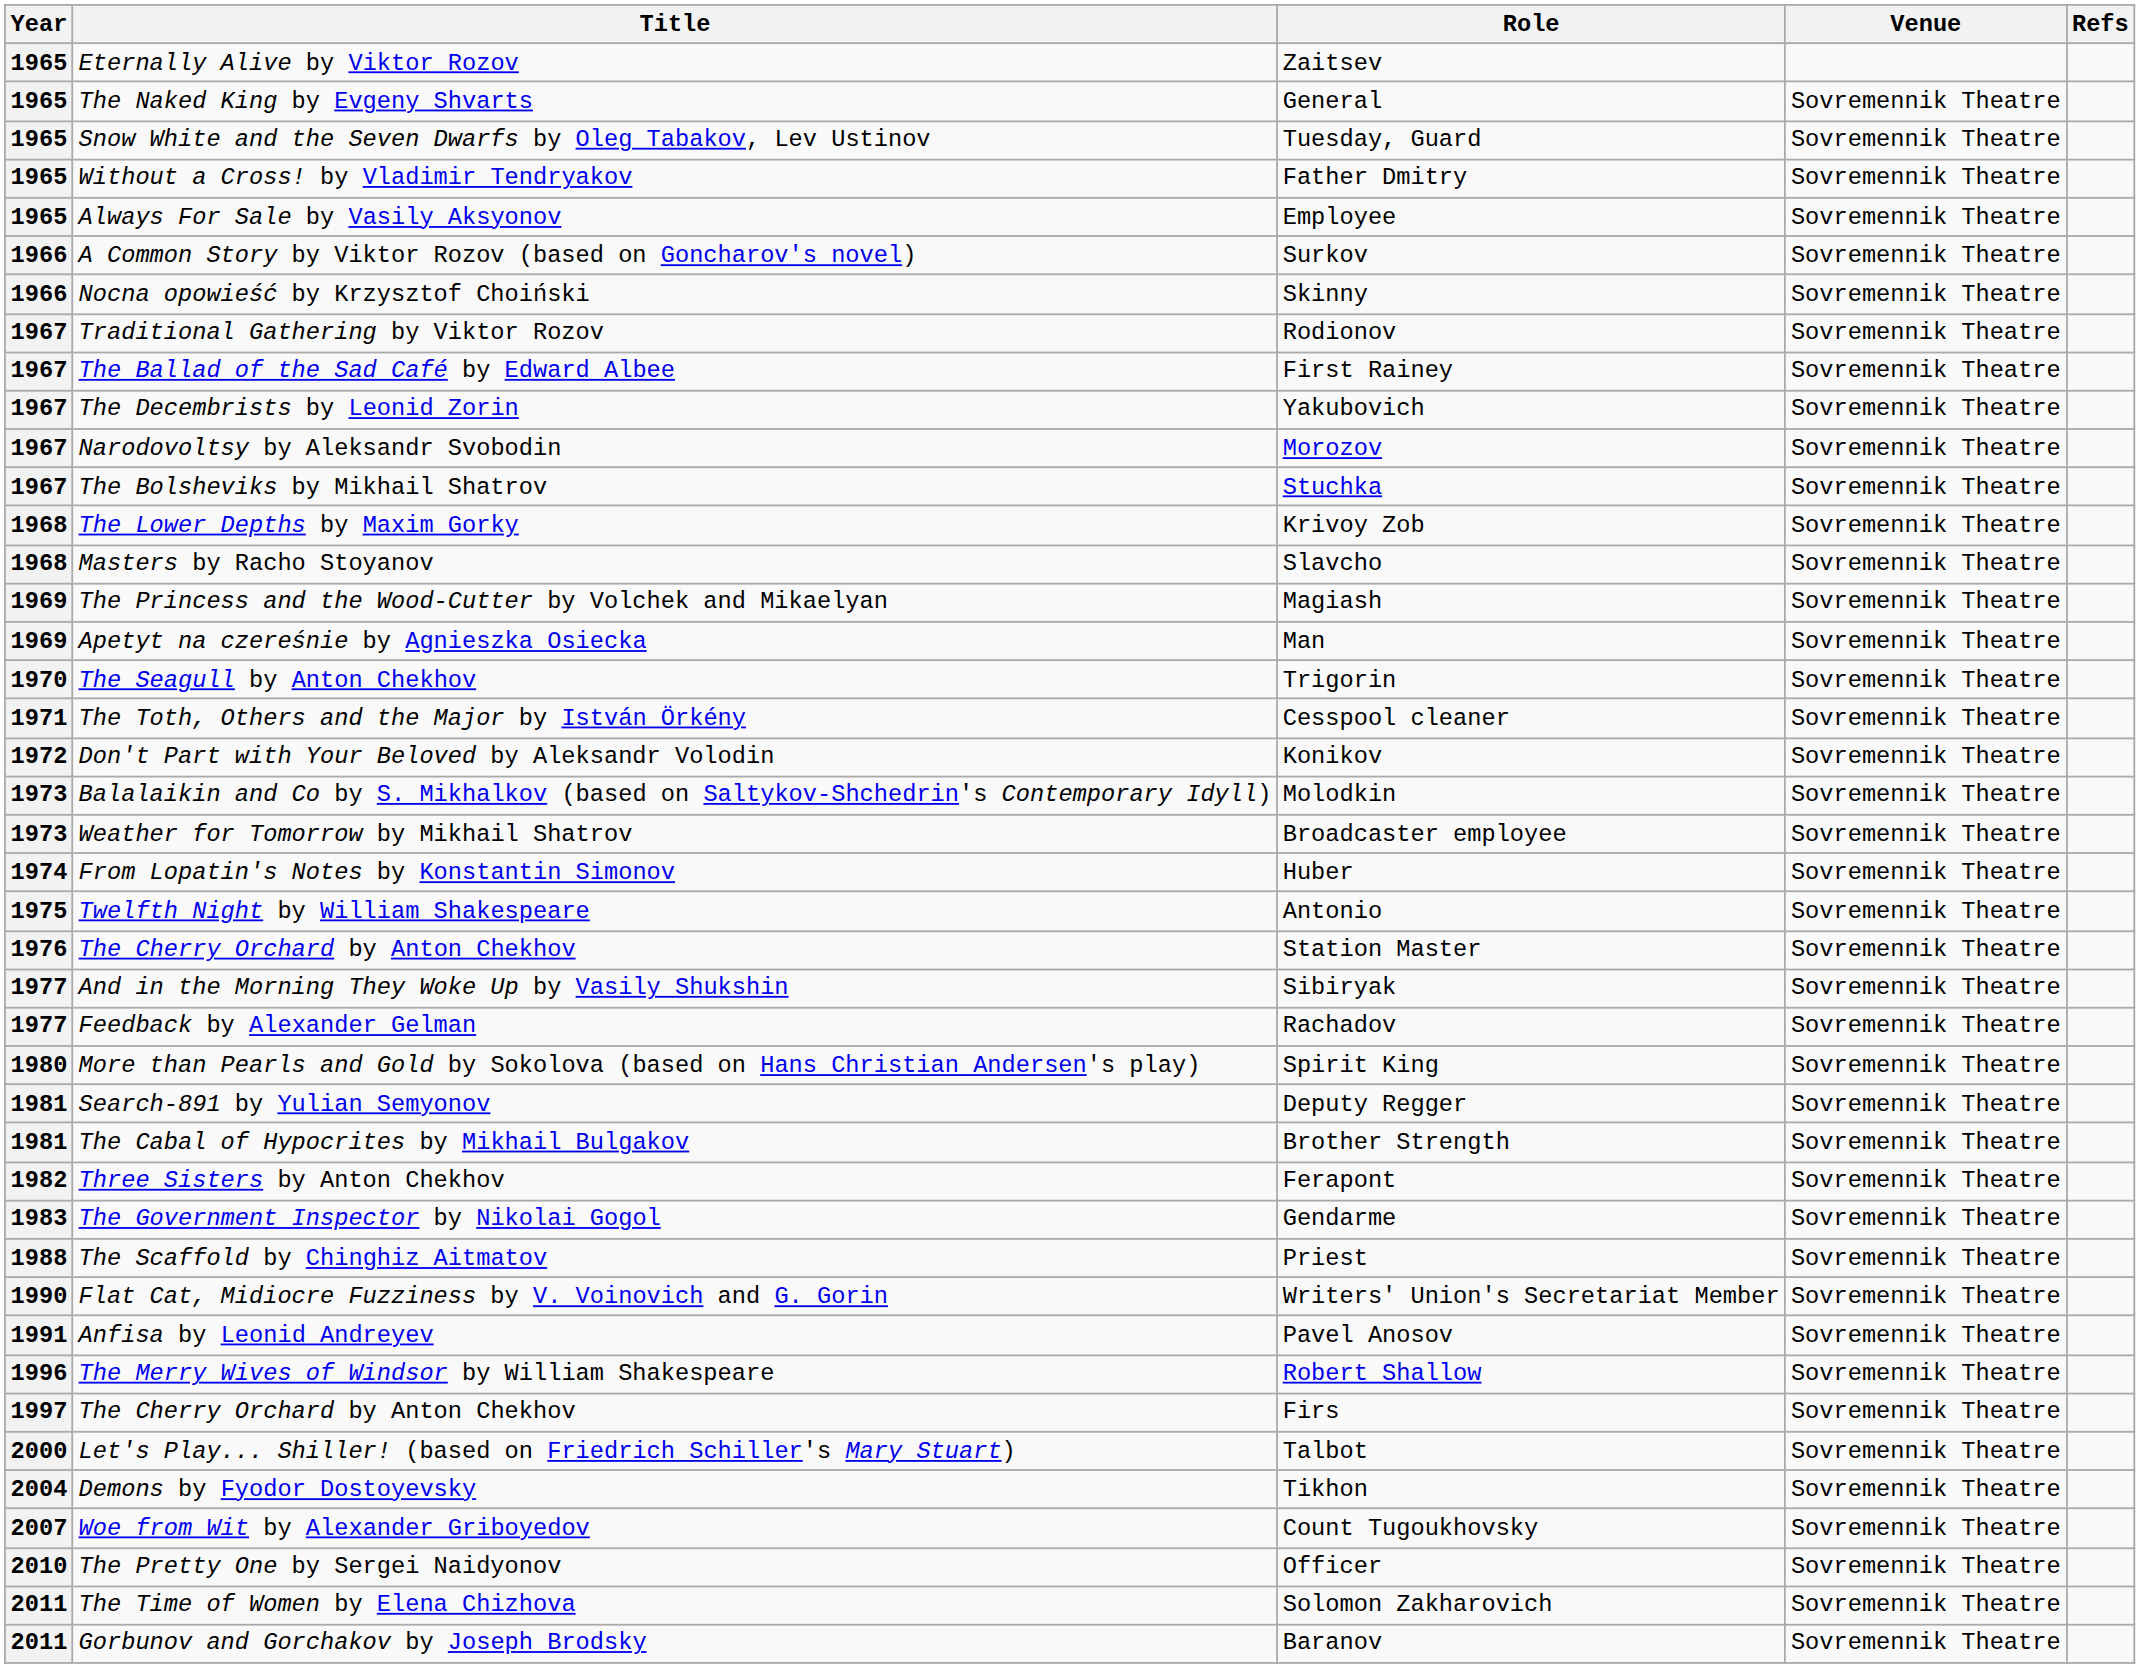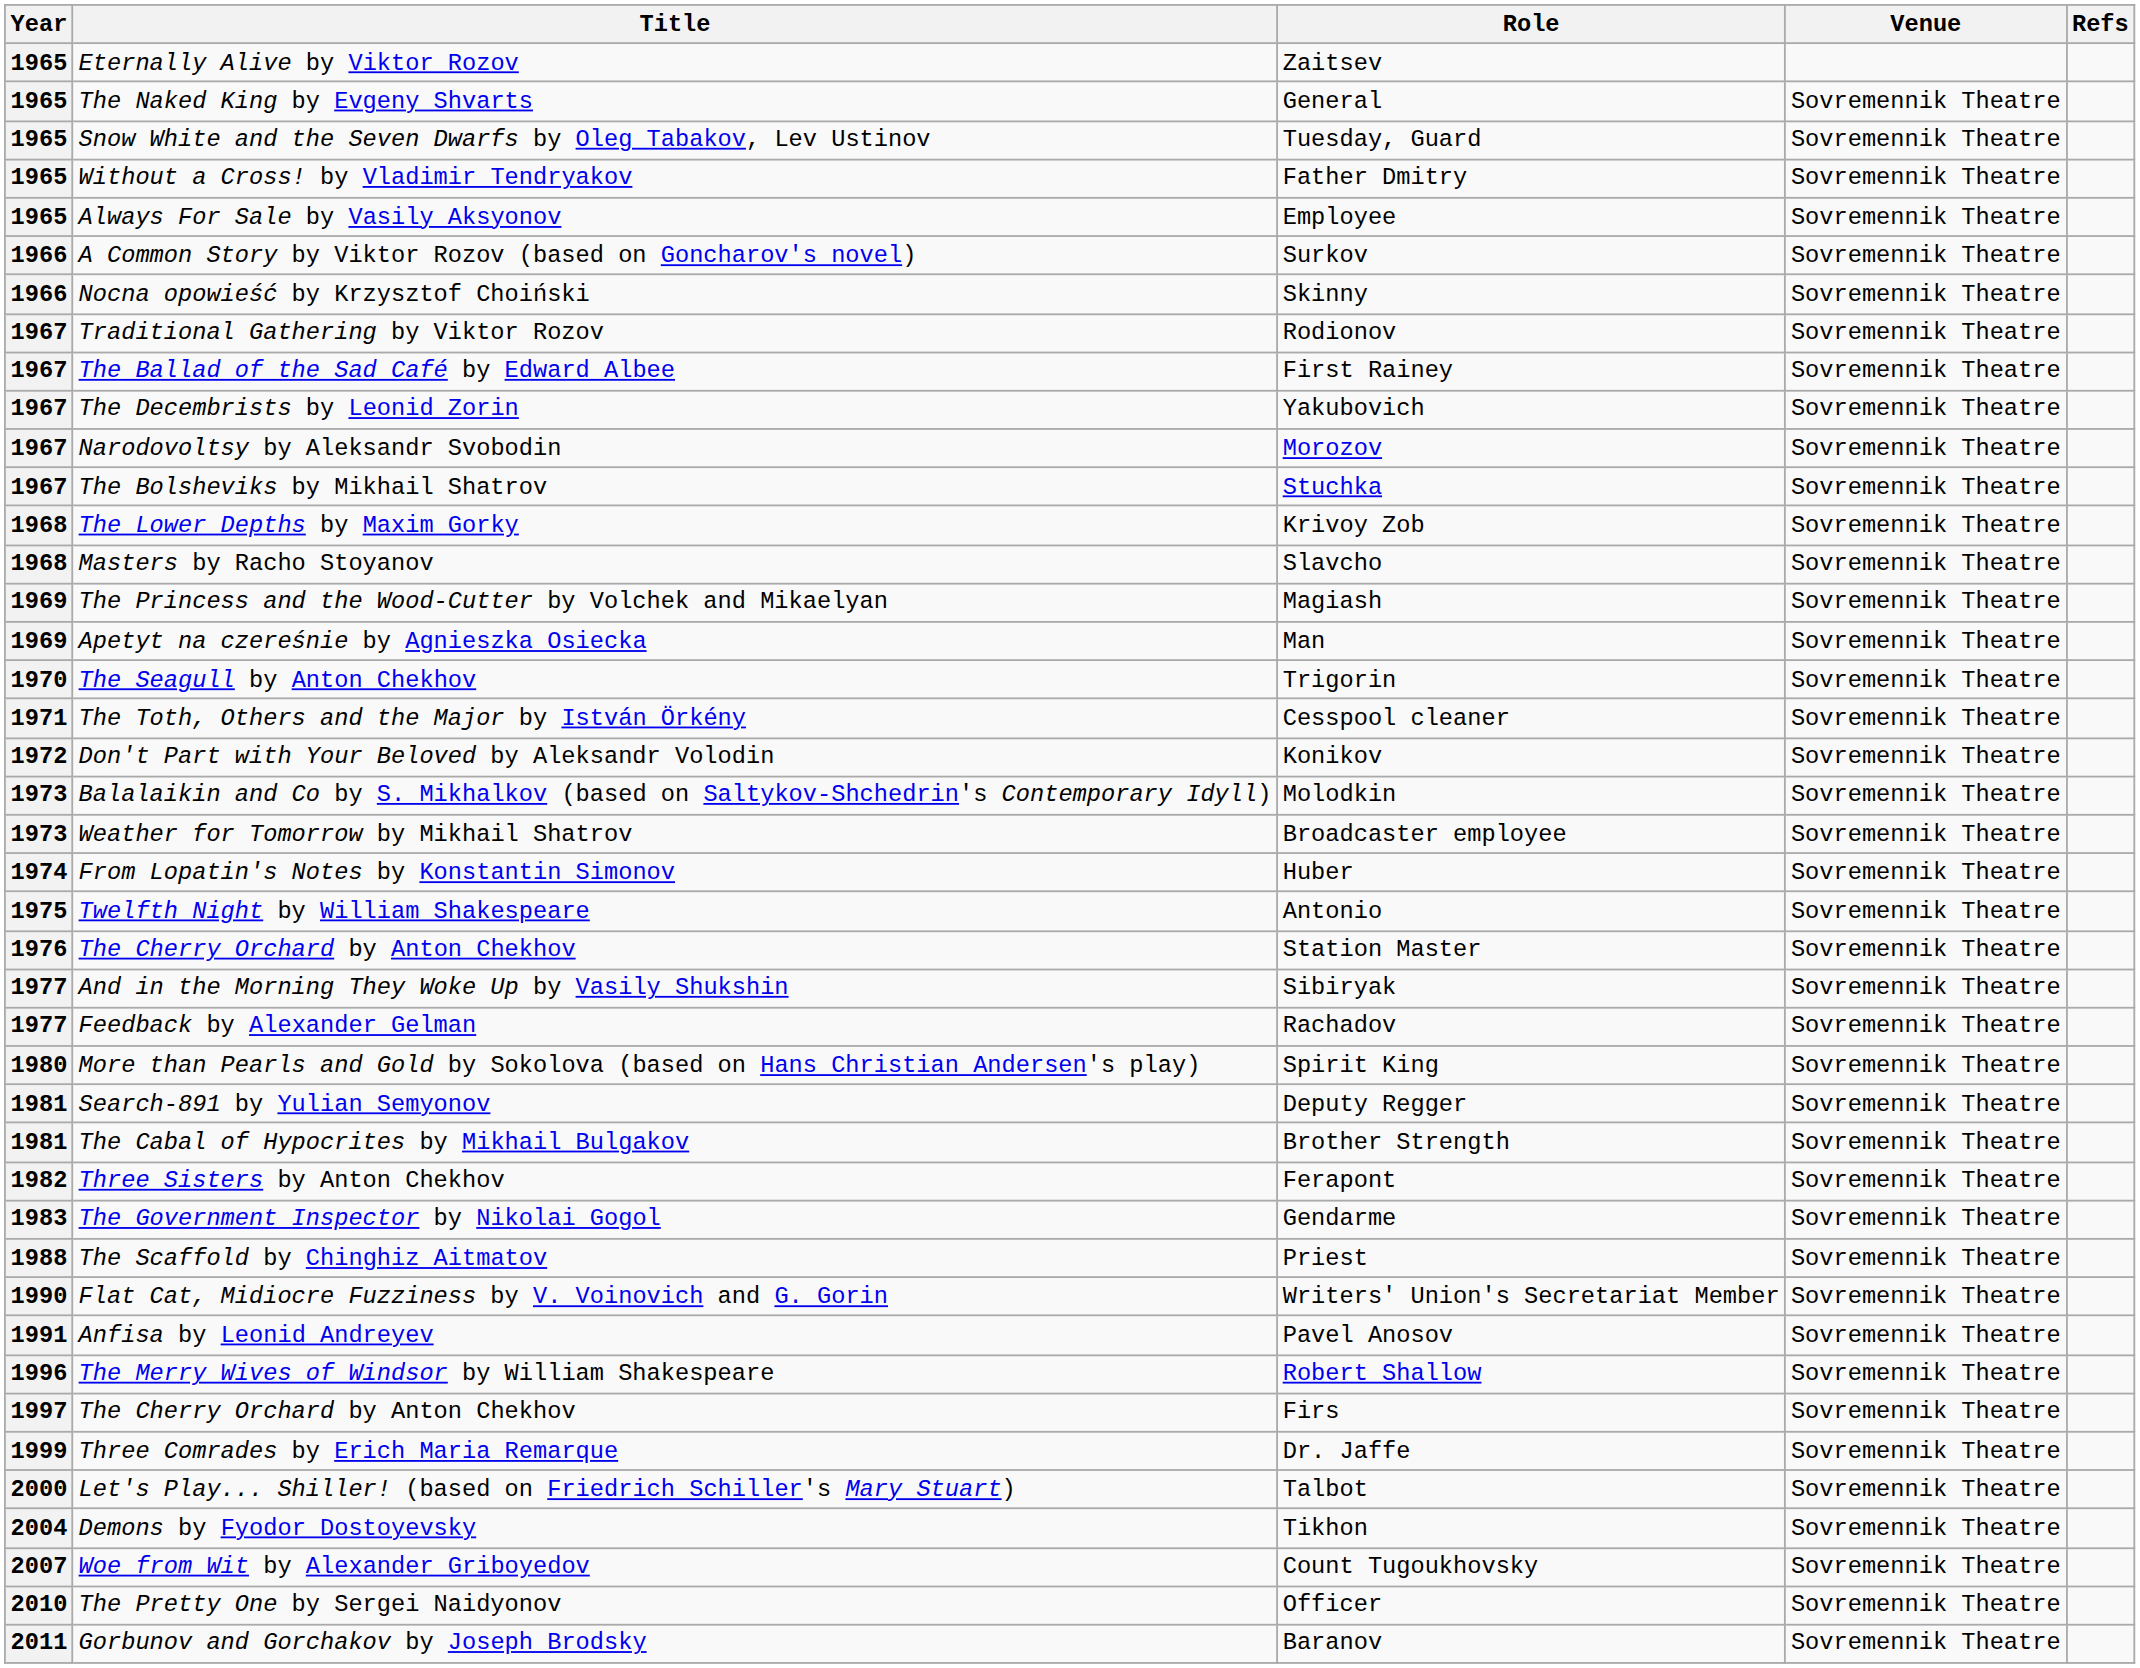+ row: (1347, 1451)
- row: (1418, 1605)
